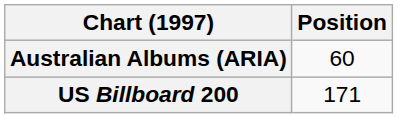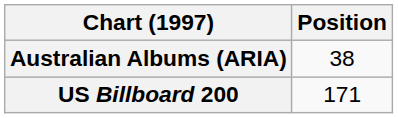(342, 58) 60 -> (342, 58) 38
